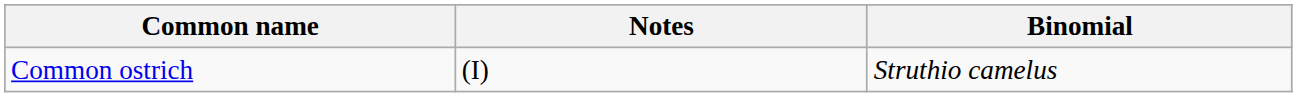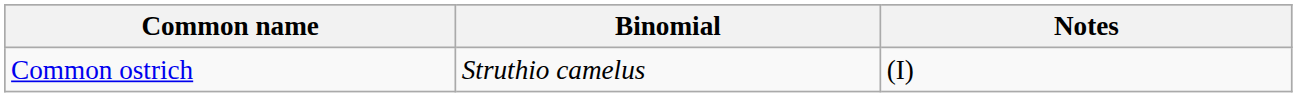columns swapped: (1080, 26) <-> (661, 26)
